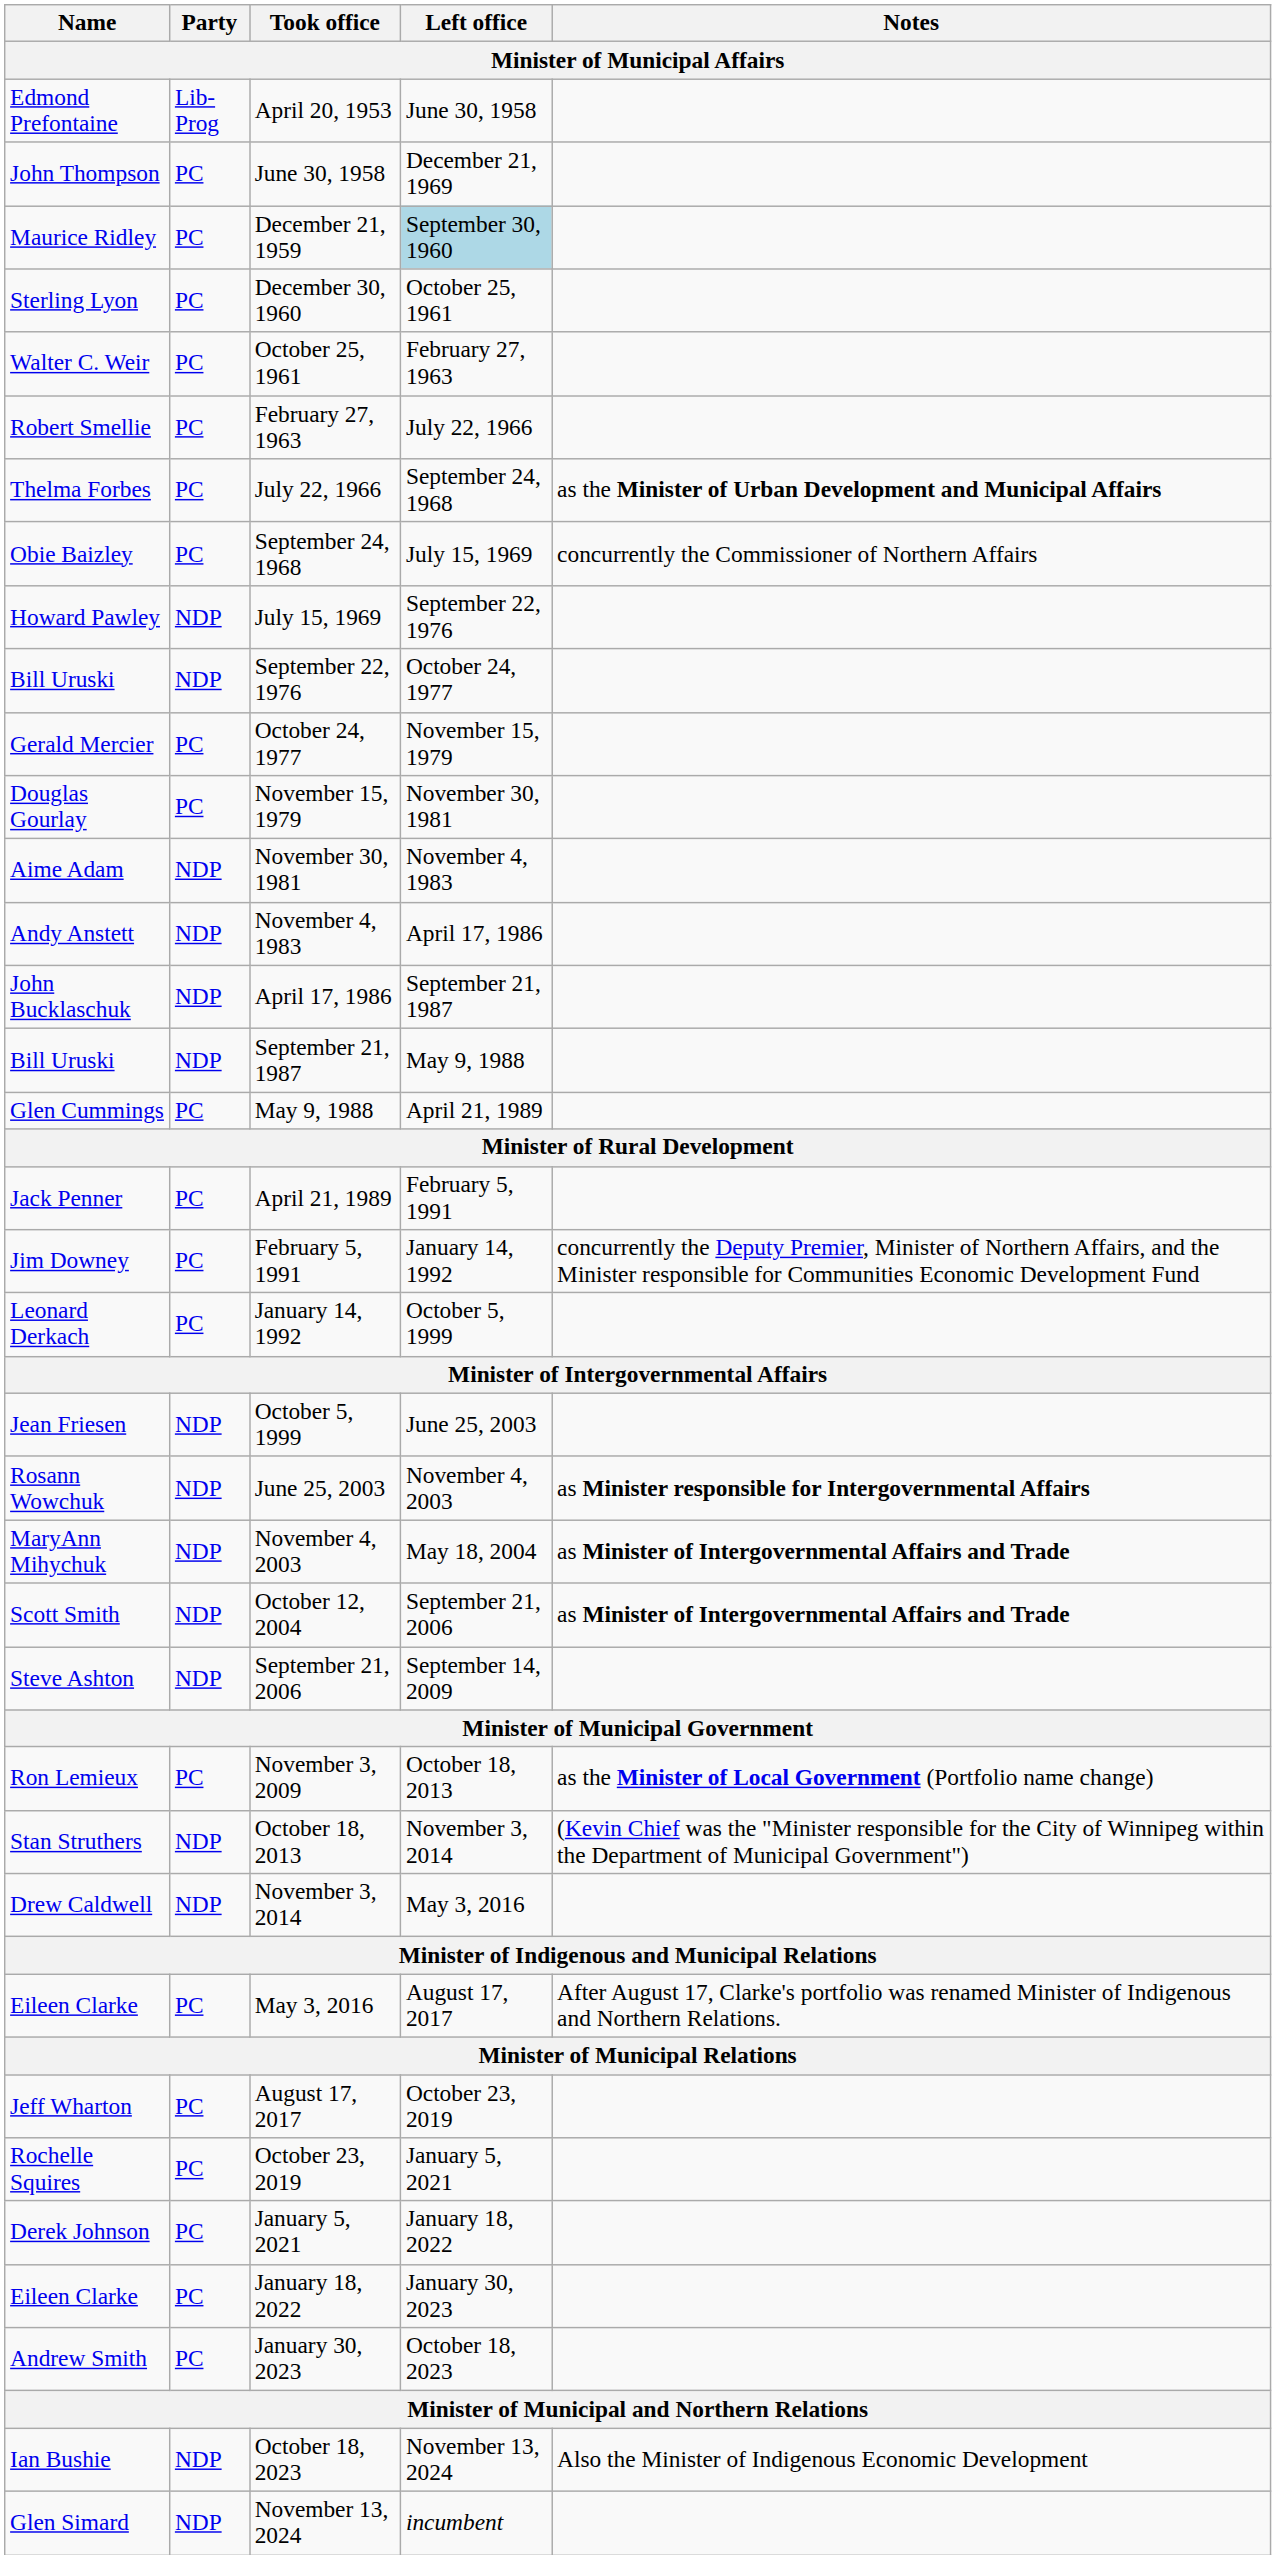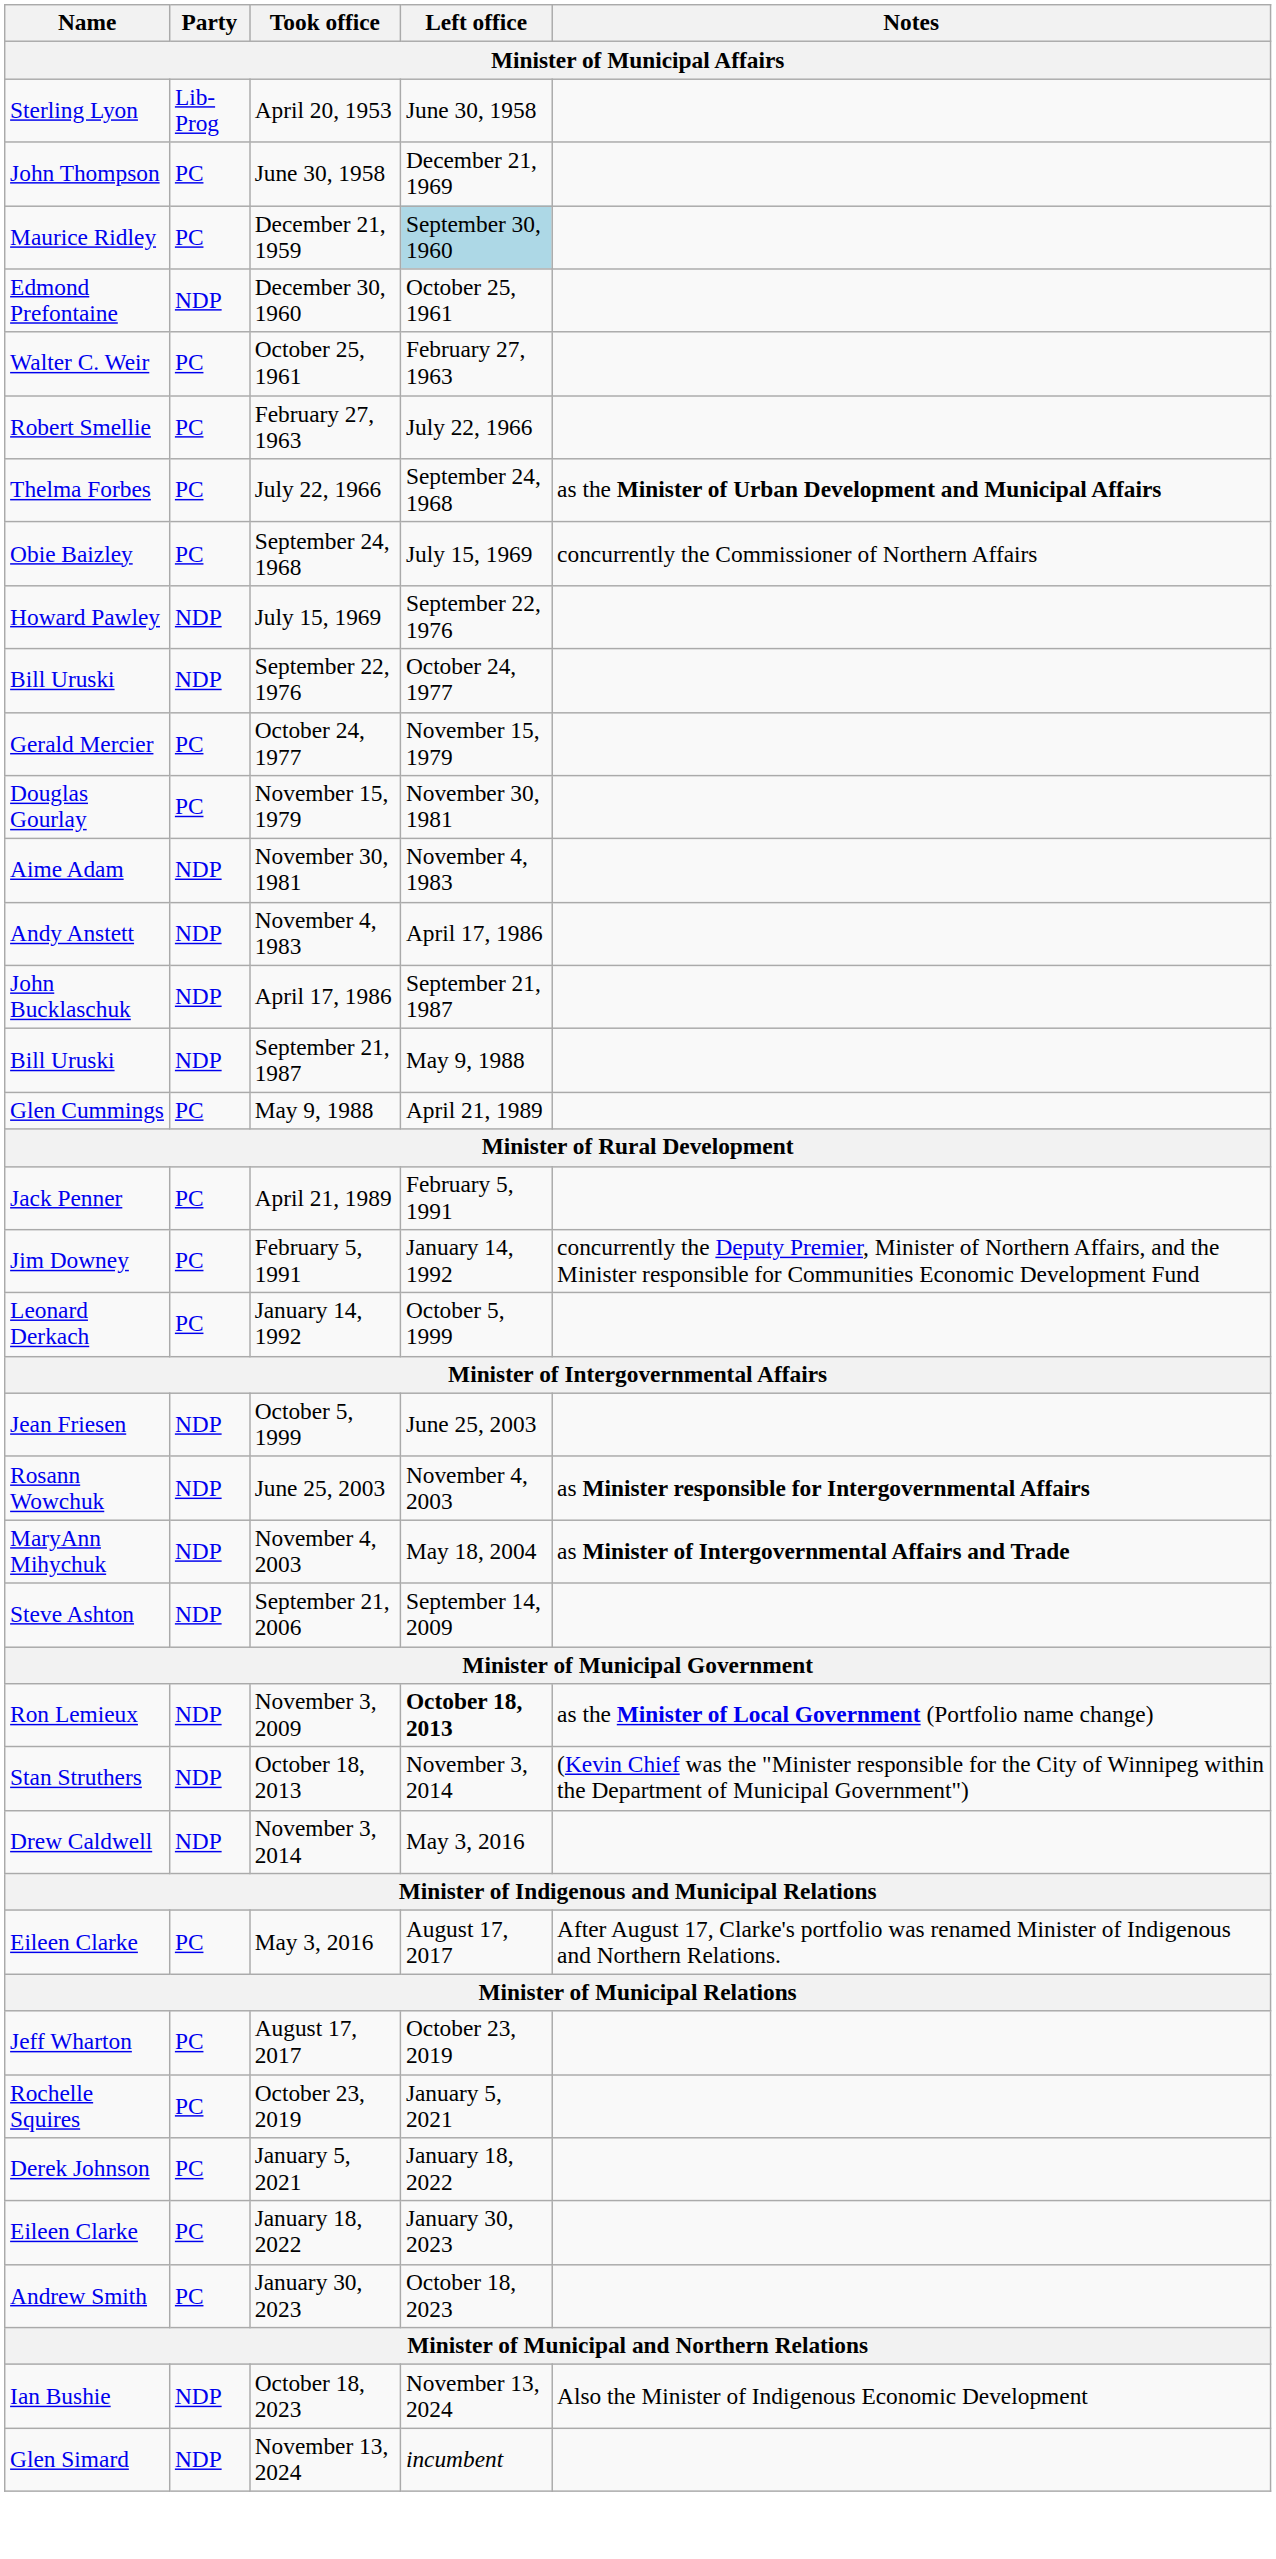(64, 110) Edmond Prefontaine -> (74, 110) Sterling Lyon
(74, 300) Sterling Lyon -> (64, 300) Edmond Prefontaine
(189, 300) PC -> (198, 300) NDP
- row: (310, 1614)
(189, 1778) PC -> (198, 1714) NDP
(461, 1778) normal -> (464, 1714) bold
